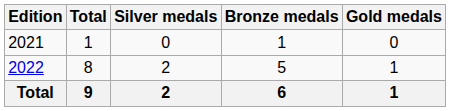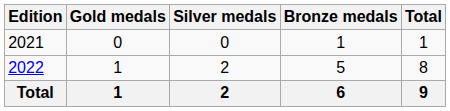columns swapped: (394, 17) <-> (88, 17)
